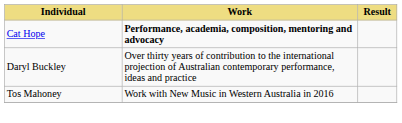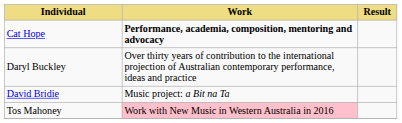+ row: (33, 94)
(229, 94) no background -> (229, 110) pink background
